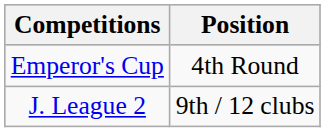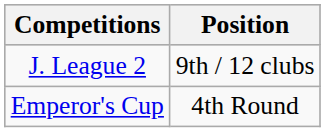rows swapped: (87, 106) <-> (87, 65)
